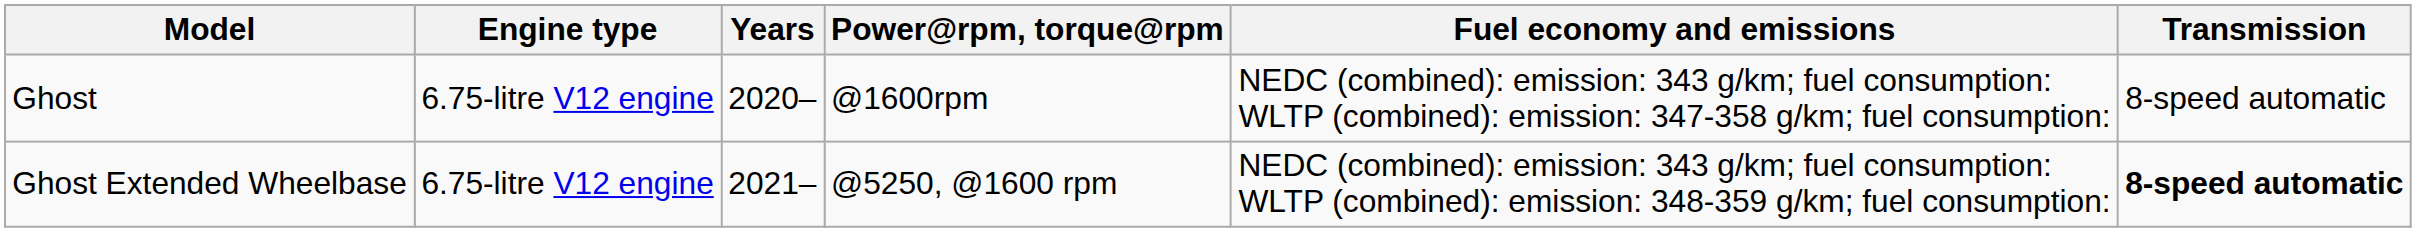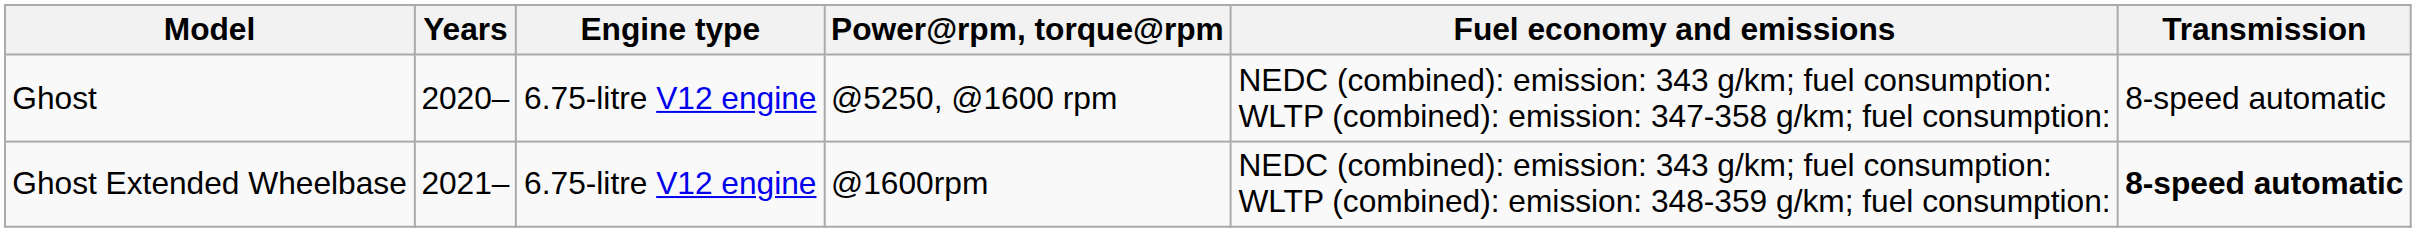columns swapped: (772, 29) <-> (568, 29)
(910, 97) @1600rpm -> (974, 97) @5250, @1600 rpm
(974, 183) @5250, @1600 rpm -> (910, 183) @1600rpm
